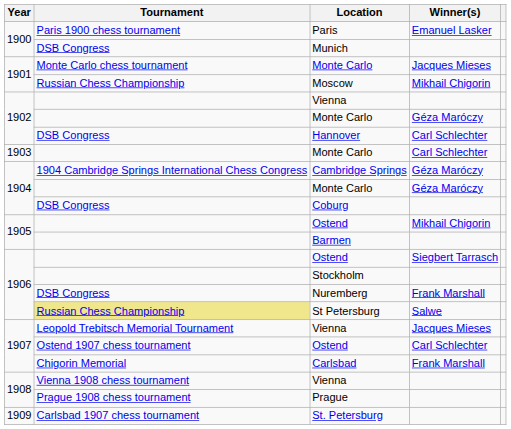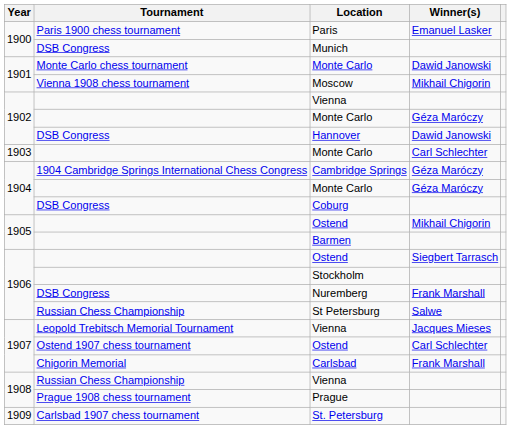(451, 65) Jacques Mieses -> (451, 65) Dawid Janowski
(110, 83) Russian Chess Championship -> (113, 83) Vienna 1908 chess tournament
(450, 135) Carl Schlechter -> (451, 135) Dawid Janowski
(110, 310) khaki background -> (110, 310) no background
(113, 380) Vienna 1908 chess tournament -> (110, 380) Russian Chess Championship
